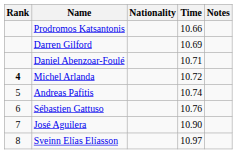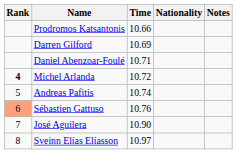columns swapped: (153, 12) <-> (191, 12)
(18, 108) no background -> (18, 108) lightsalmon background
